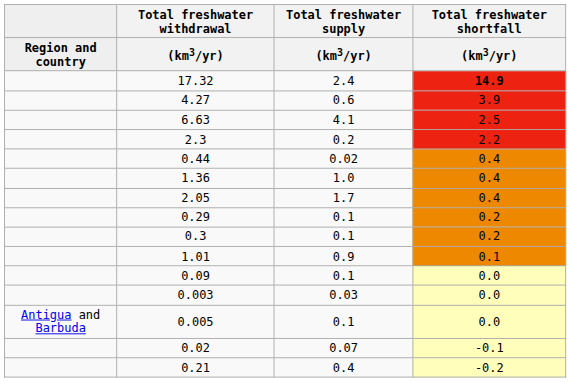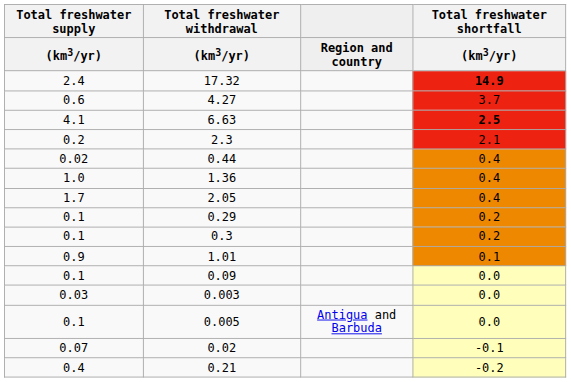columns swapped: (61, 54) <-> (344, 54)
(489, 100) 3.9 -> (489, 100) 3.7
(489, 120) normal -> (489, 120) bold
(489, 139) 2.2 -> (489, 139) 2.1
